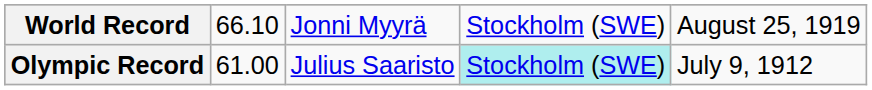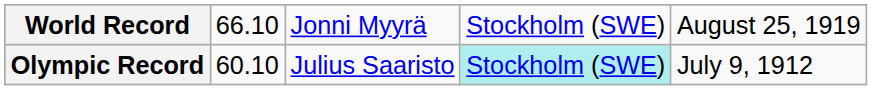(247, 65) 61.00 -> (247, 65) 60.10
